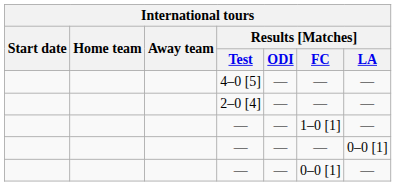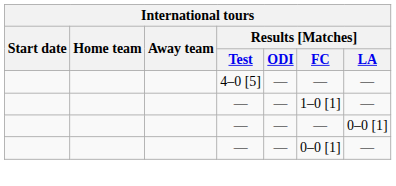- row: (37, 104)
